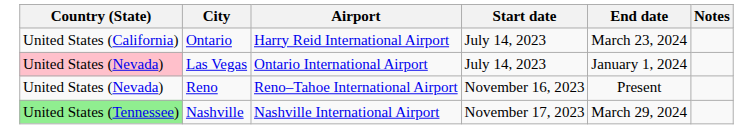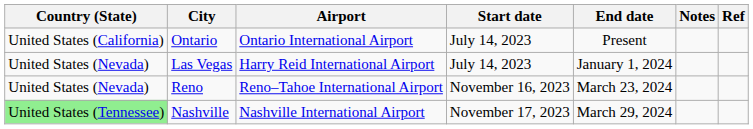+ column: (733, 16)
(352, 40) Harry Reid International Airport -> (326, 40) Ontario International Airport
(639, 40) March 23, 2024 -> (624, 40) Present
(93, 64) pink background -> (78, 64) no background
(341, 64) Ontario International Airport -> (337, 64) Harry Reid International Airport
(639, 87) Present -> (624, 87) March 23, 2024
